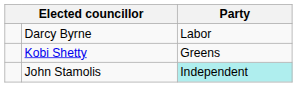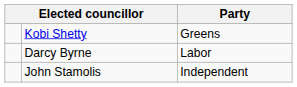rows swapped: (58, 33) <-> (56, 52)
(214, 72) paleturquoise background -> (214, 72) no background
